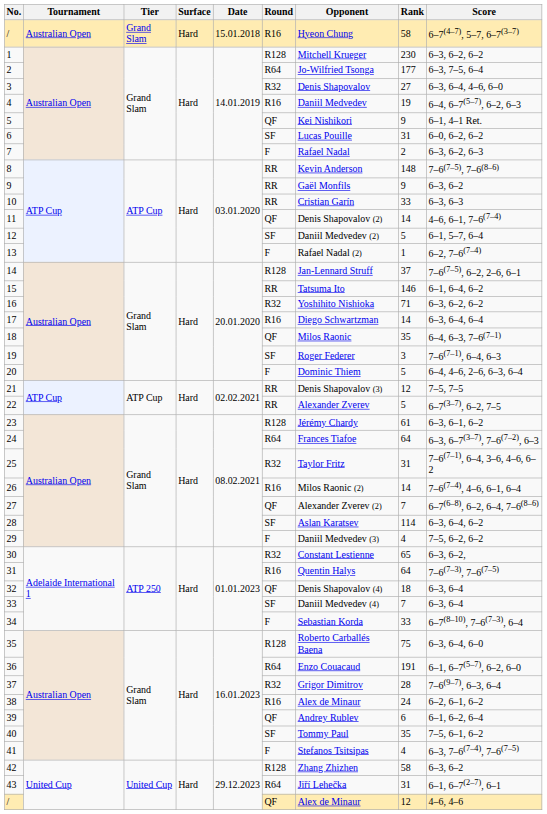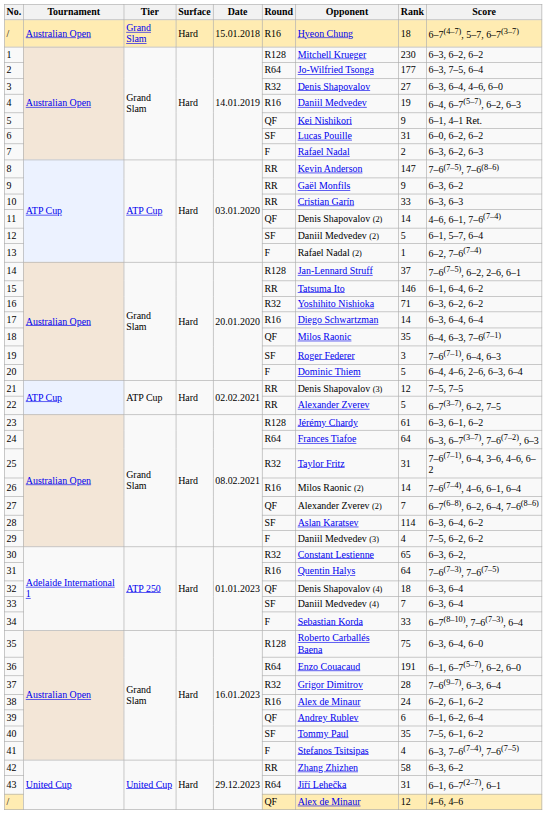(406, 33) 58 -> (406, 33) 18
(408, 169) 148 -> (408, 169) 147
(275, 767) R128 -> (271, 767) RR
